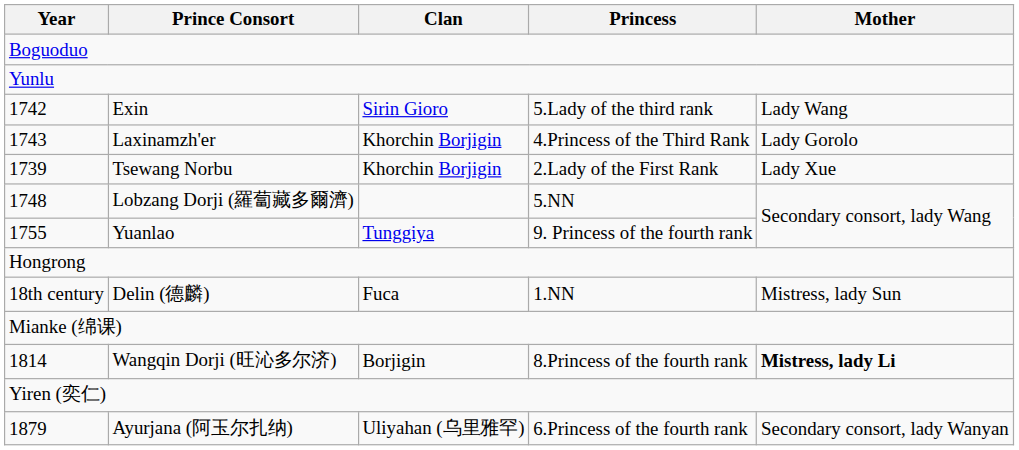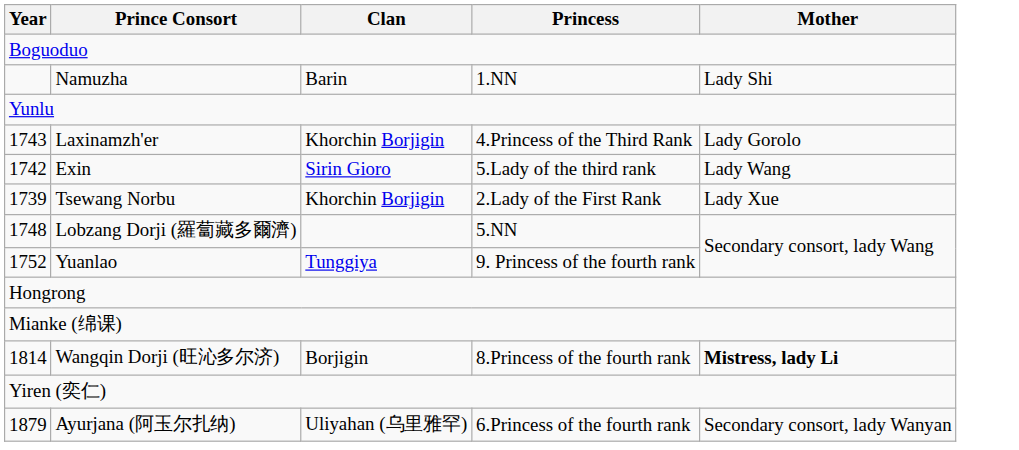+ row: (92, 79)
rows swapped: (164, 139) <-> (130, 109)
(28, 232) 1755 -> (28, 262) 1752
- row: (161, 293)
